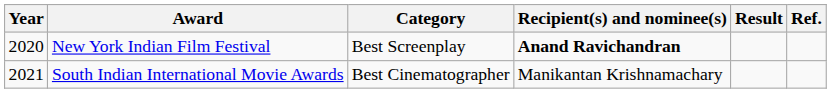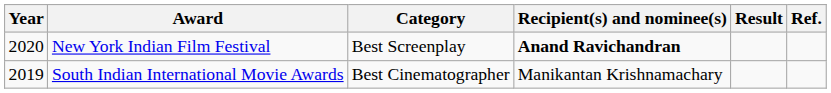(26, 74) 2021 -> (26, 74) 2019
